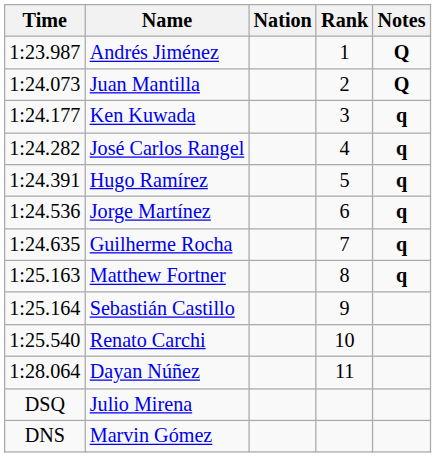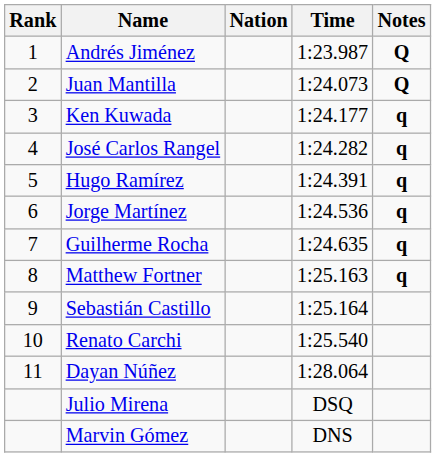columns swapped: (345, 20) <-> (45, 20)
